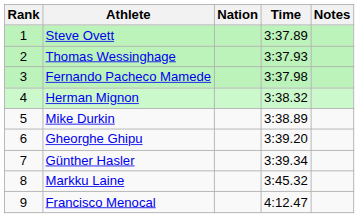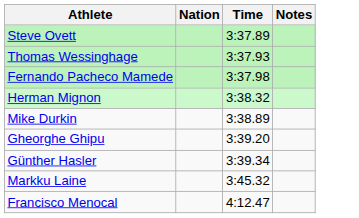- column: (23, 14)
